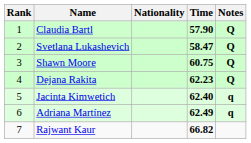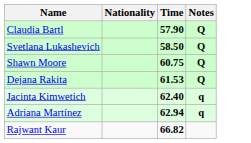- column: (19, 12)
(201, 46) 58.47 -> (172, 46) 58.50
(201, 79) 62.23 -> (172, 79) 61.53
(201, 113) 62.49 -> (172, 113) 62.94
